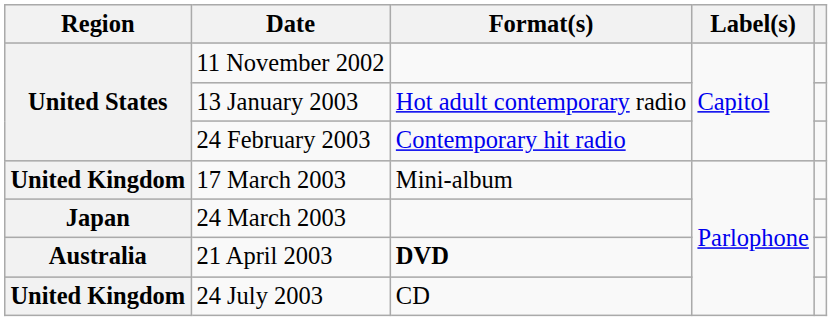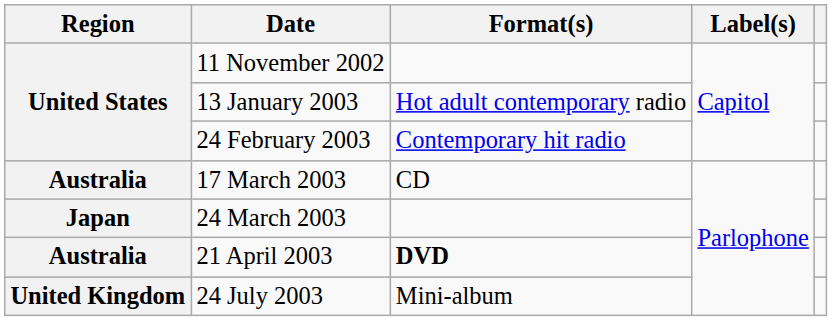(98, 179) United Kingdom -> (98, 179) Australia
(454, 179) Mini-album -> (413, 179) CD
(413, 295) CD -> (454, 295) Mini-album
